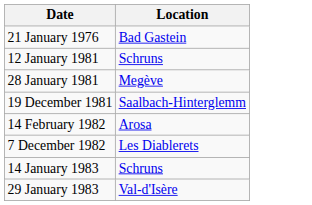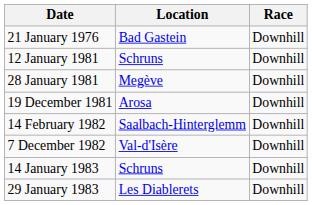+ column: (278, 15)
(182, 102) Saalbach-Hinterglemm -> (135, 102) Arosa
(135, 124) Arosa -> (182, 124) Saalbach-Hinterglemm
(159, 146) Les Diablerets -> (148, 146) Val-d'Isère
(148, 189) Val-d'Isère -> (159, 189) Les Diablerets
